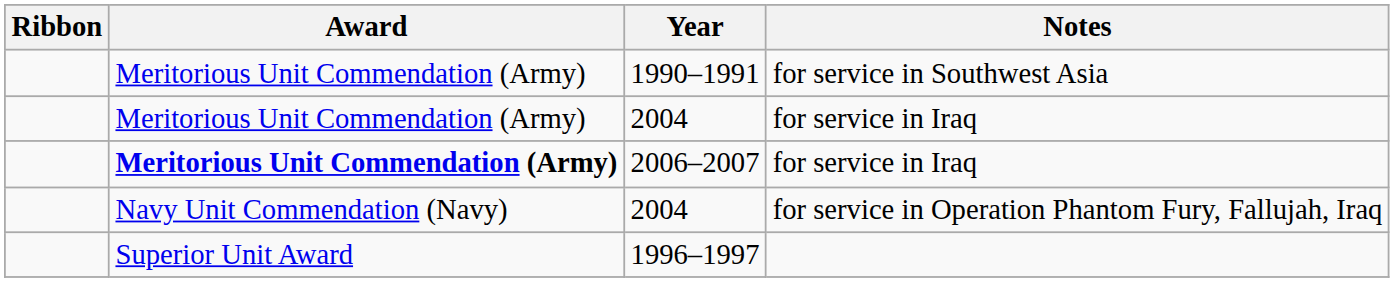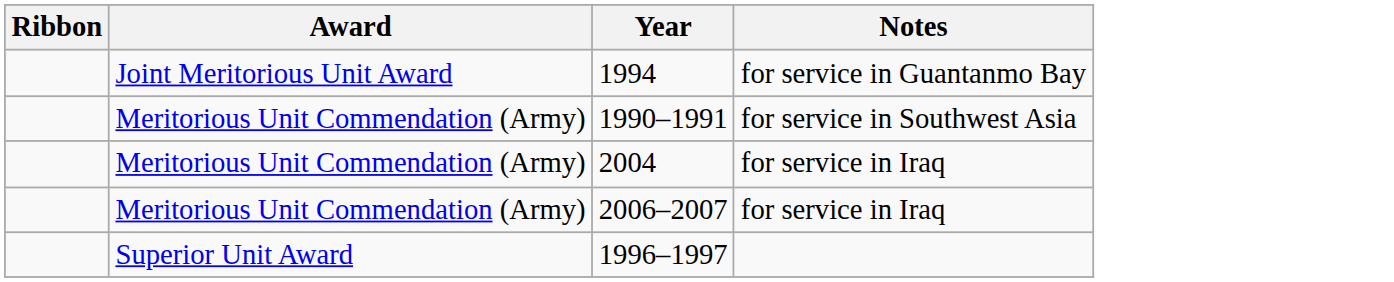+ row: (627, 72)
(366, 163) bold -> (351, 208) normal
- row: (659, 208)
